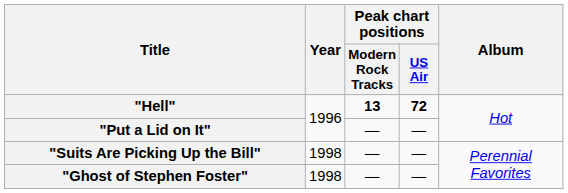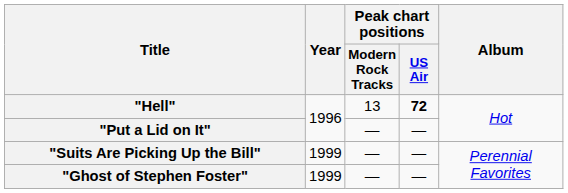(372, 106) bold -> (372, 106) normal
(325, 153) 1998 -> (325, 153) 1999
(325, 176) 1998 -> (325, 176) 1999
